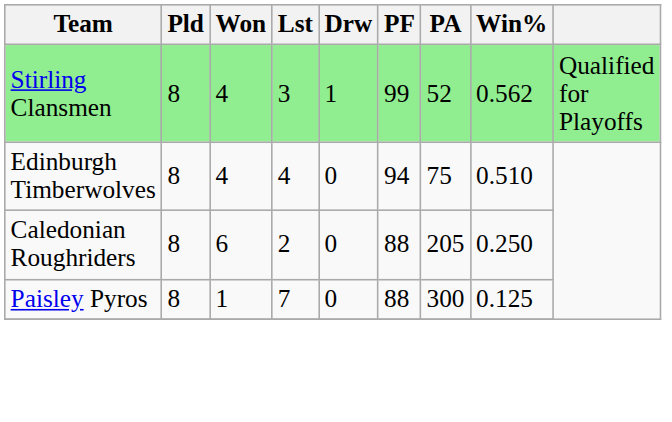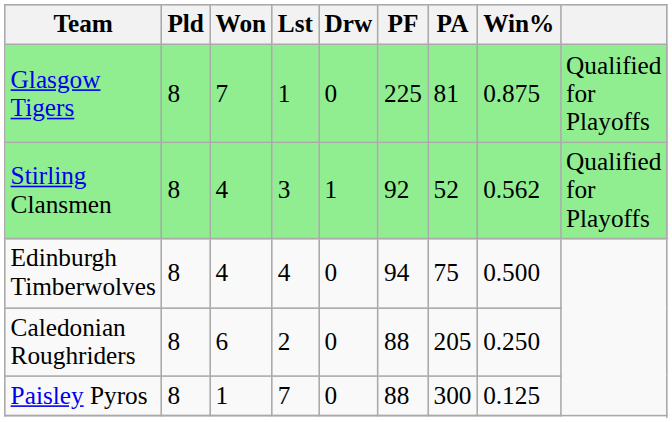+ row: (56, 93)
(397, 93) 99 -> (397, 190) 92
(505, 175) 0.510 -> (512, 272) 0.500
